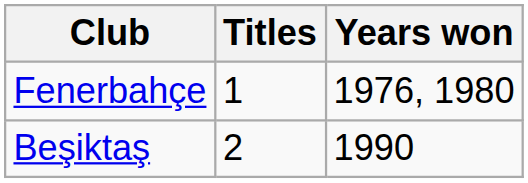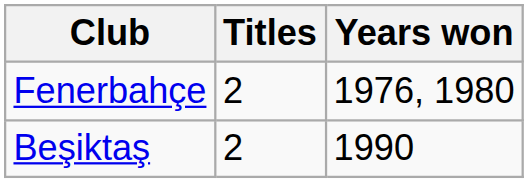(233, 90) 1 -> (233, 90) 2
